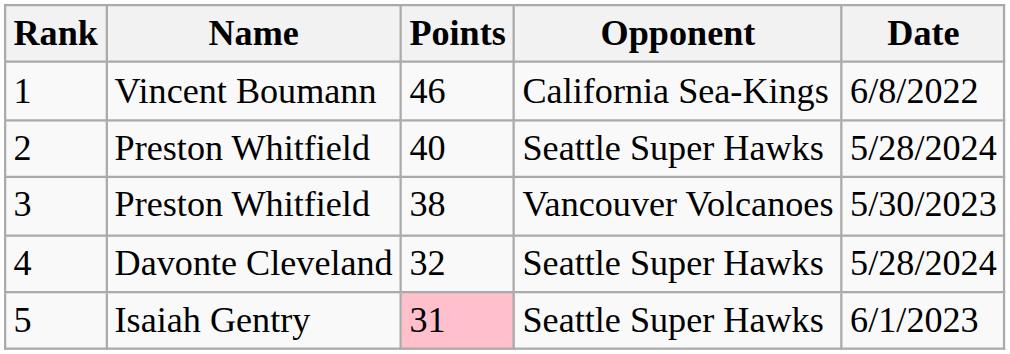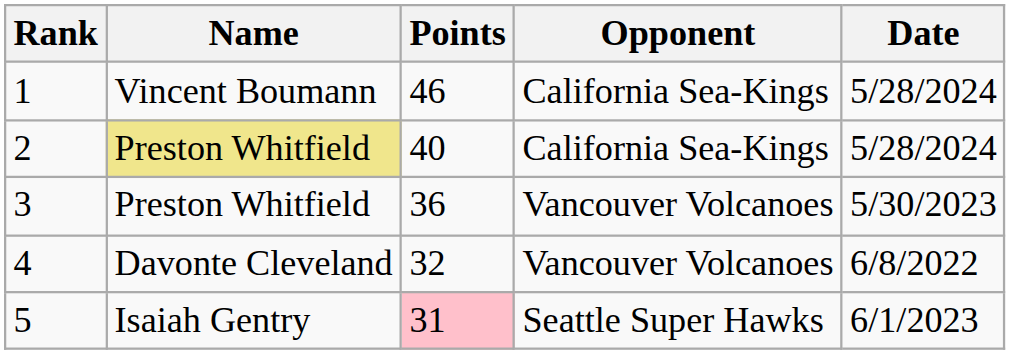(914, 90) 6/8/2022 -> (923, 90) 5/28/2024
(242, 147) no background -> (242, 147) khaki background
(673, 147) Seattle Super Hawks -> (676, 147) California Sea-Kings
(427, 205) 38 -> (427, 205) 36
(673, 262) Seattle Super Hawks -> (678, 262) Vancouver Volcanoes
(923, 262) 5/28/2024 -> (914, 262) 6/8/2022
